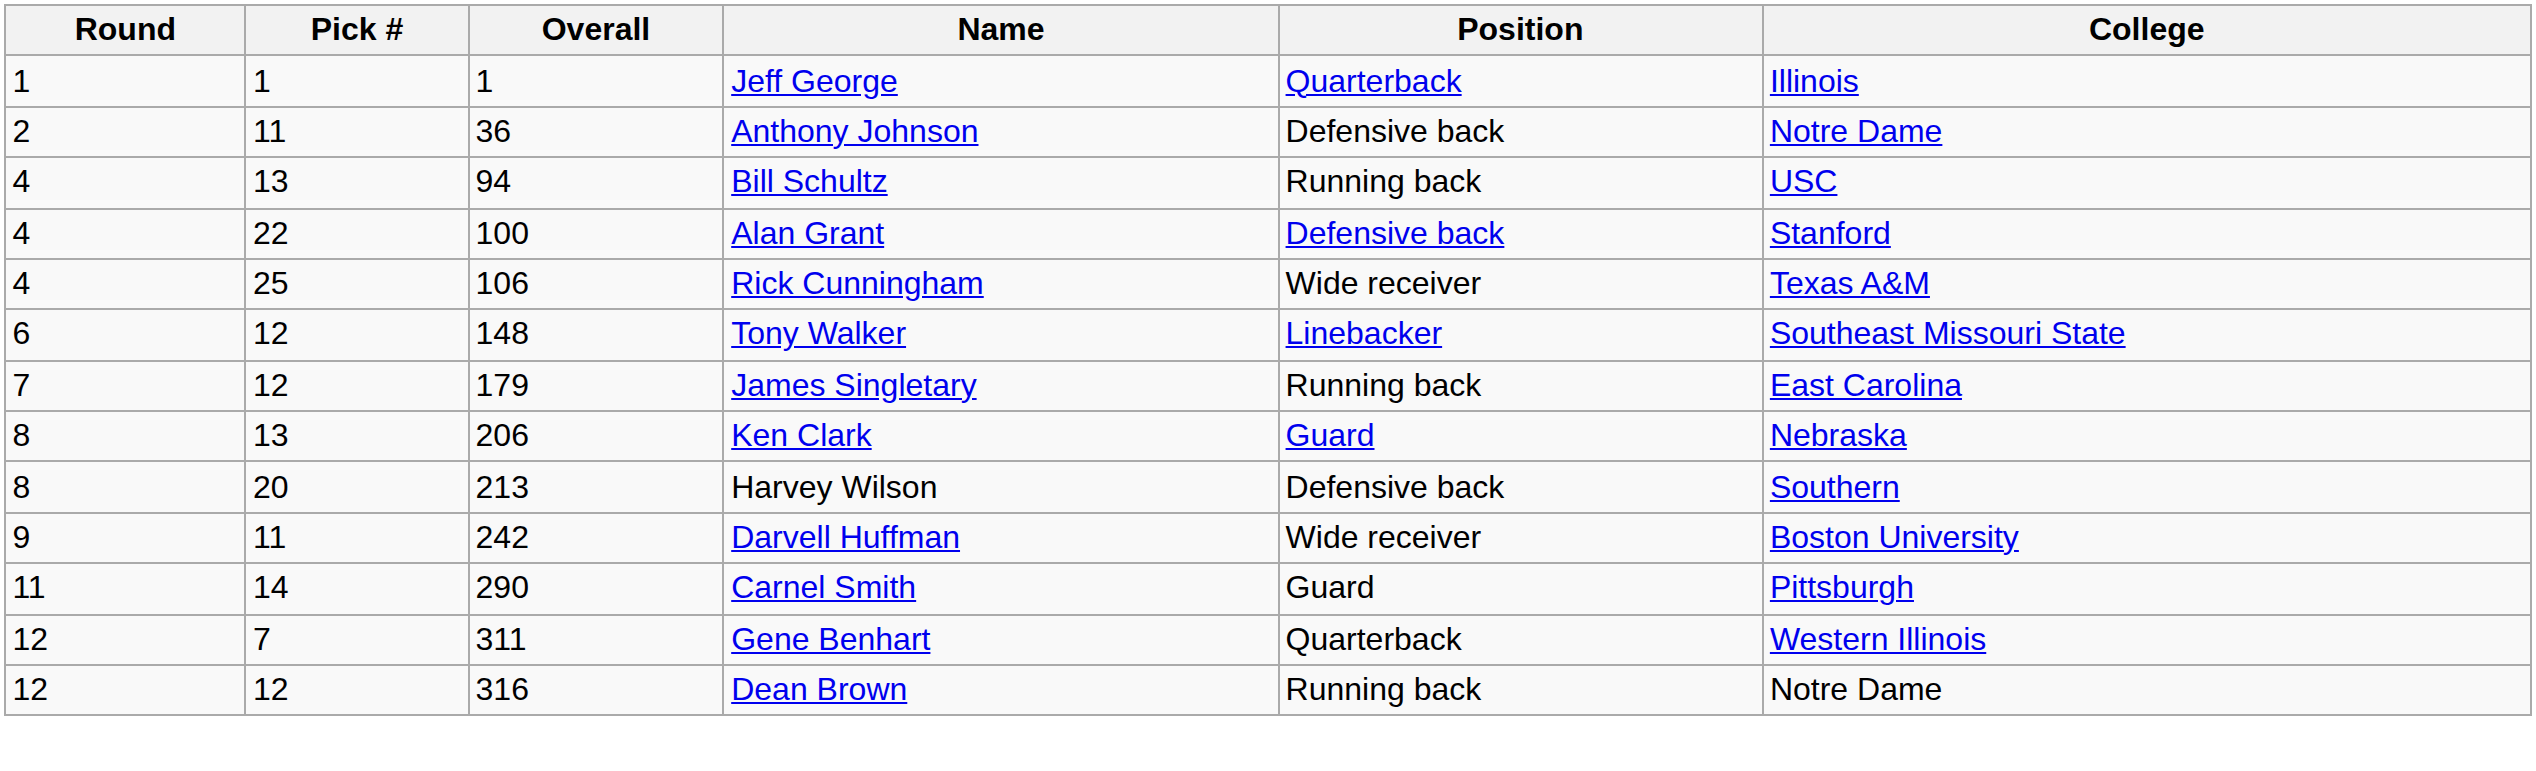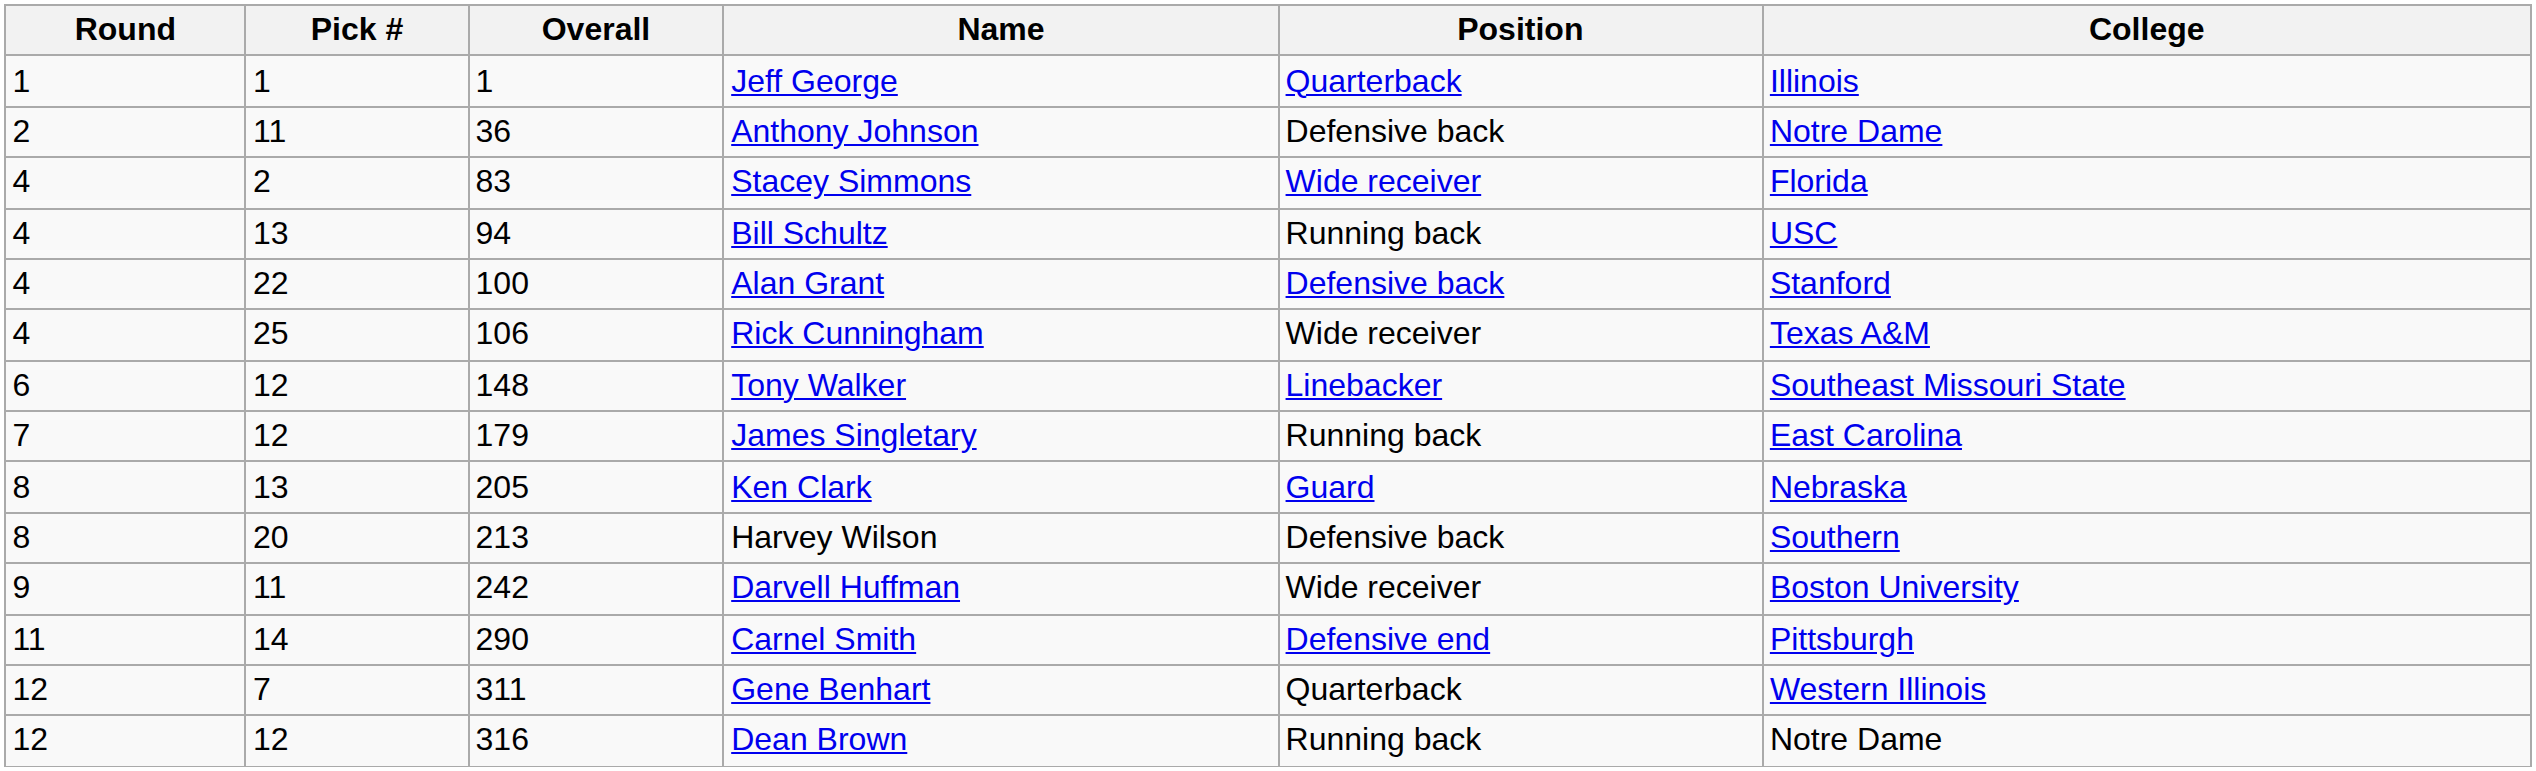+ row: (851, 182)
(502, 435) 206 -> (502, 486) 205
(1330, 588) Guard -> (1388, 638) Defensive end
